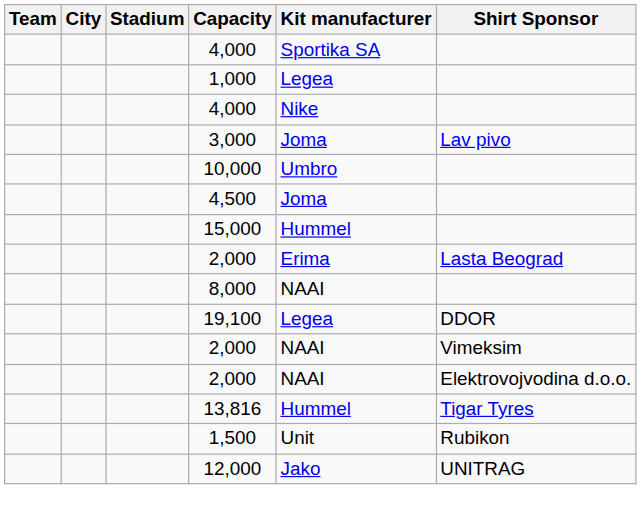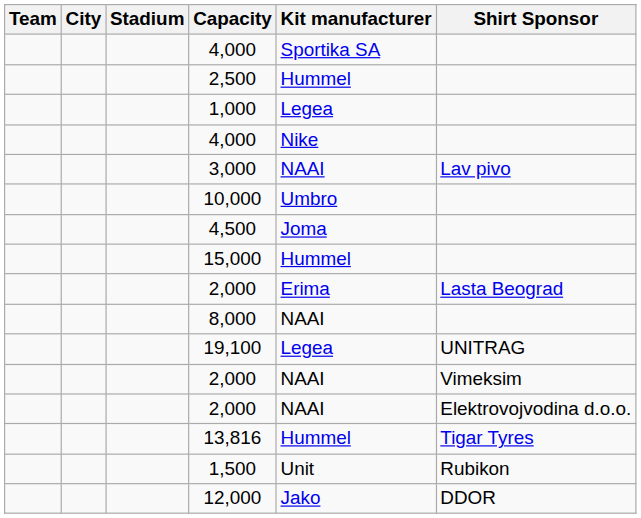+ row: (33, 79)
(304, 139) Joma -> (303, 169) NAAI
(468, 318) DDOR -> (483, 348) UNITRAG
(483, 468) UNITRAG -> (468, 498) DDOR
